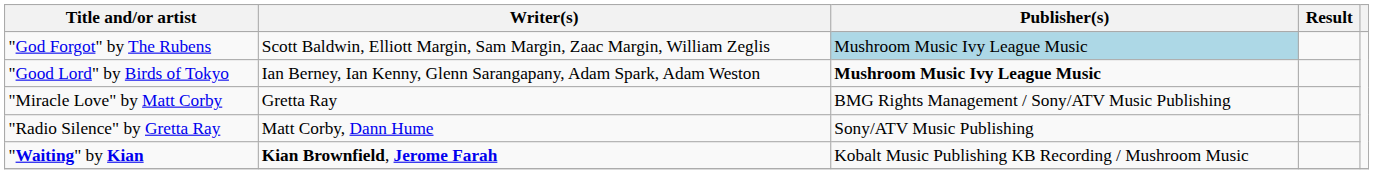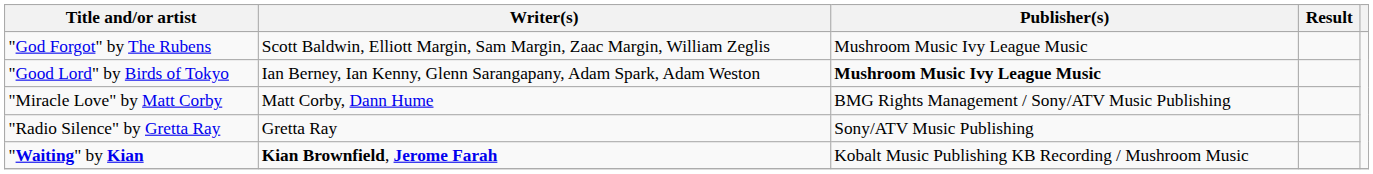(961, 45) lightblue background -> (961, 45) no background
(299, 100) Gretta Ray -> (348, 100) Matt Corby, Dann Hume
(348, 127) Matt Corby, Dann Hume -> (299, 127) Gretta Ray
